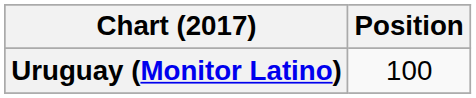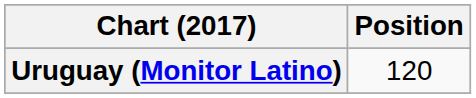(409, 70) 100 -> (409, 70) 120
